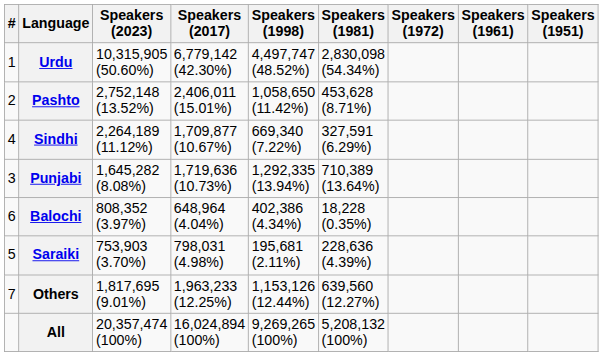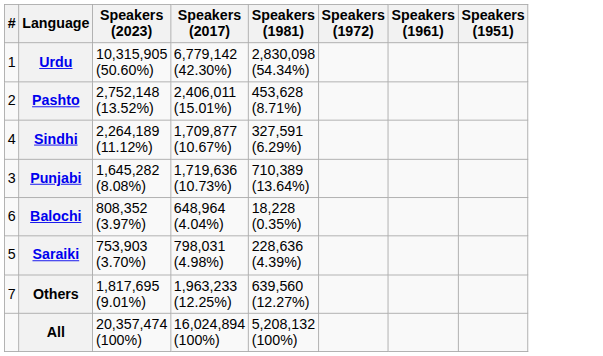- column: (283, 23)
